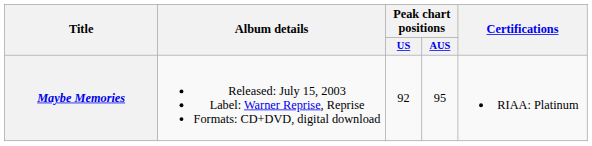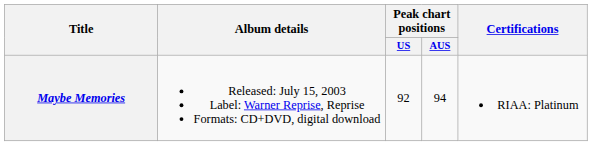(440, 98) 95 -> (440, 98) 94
